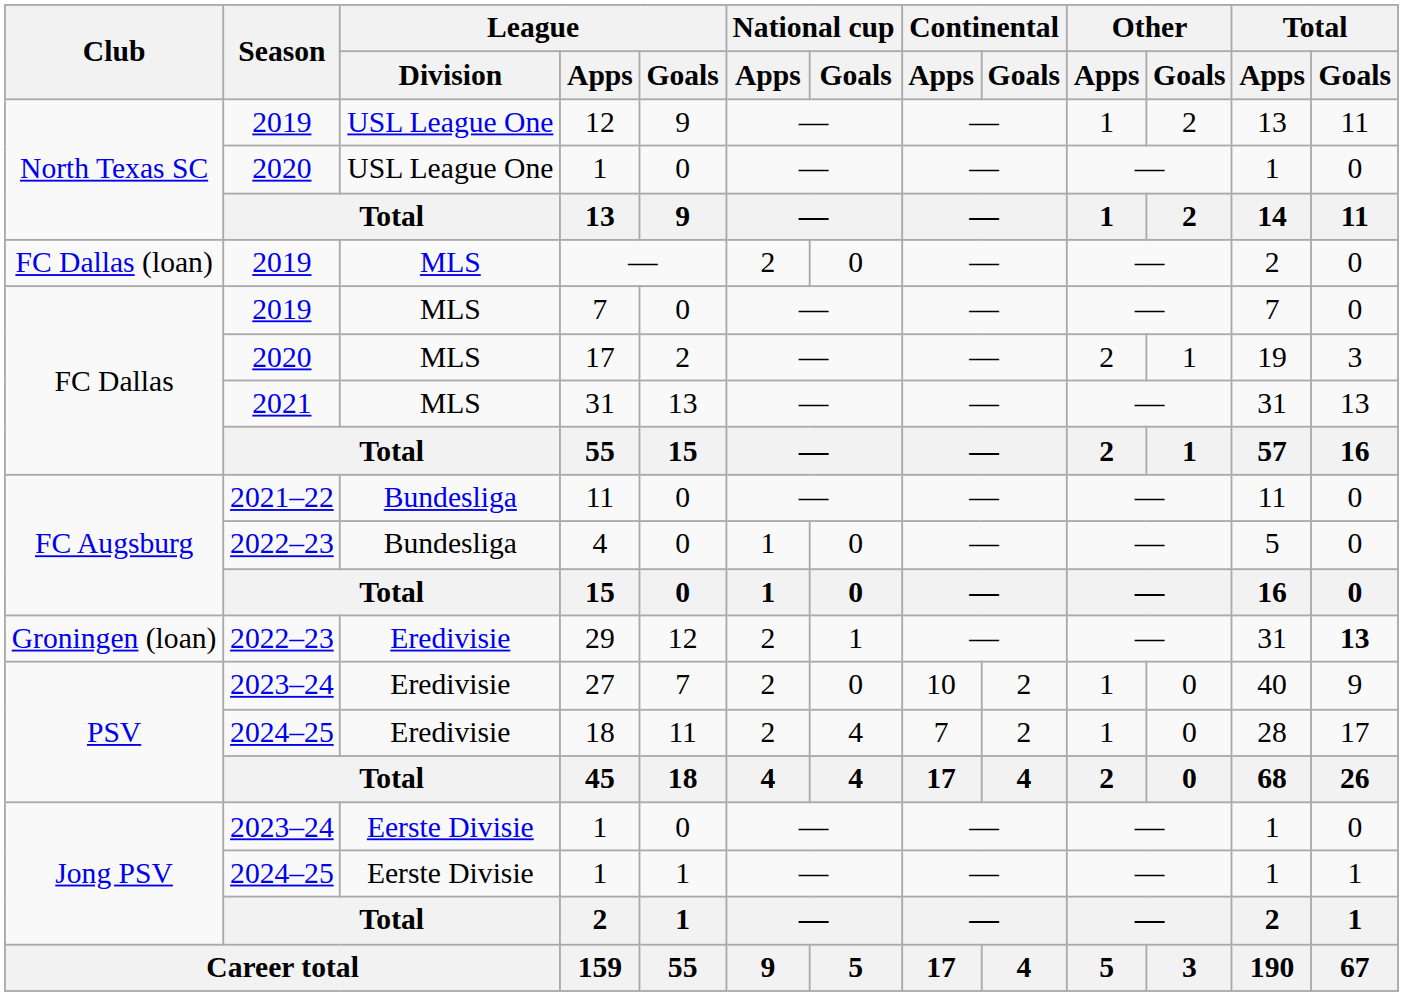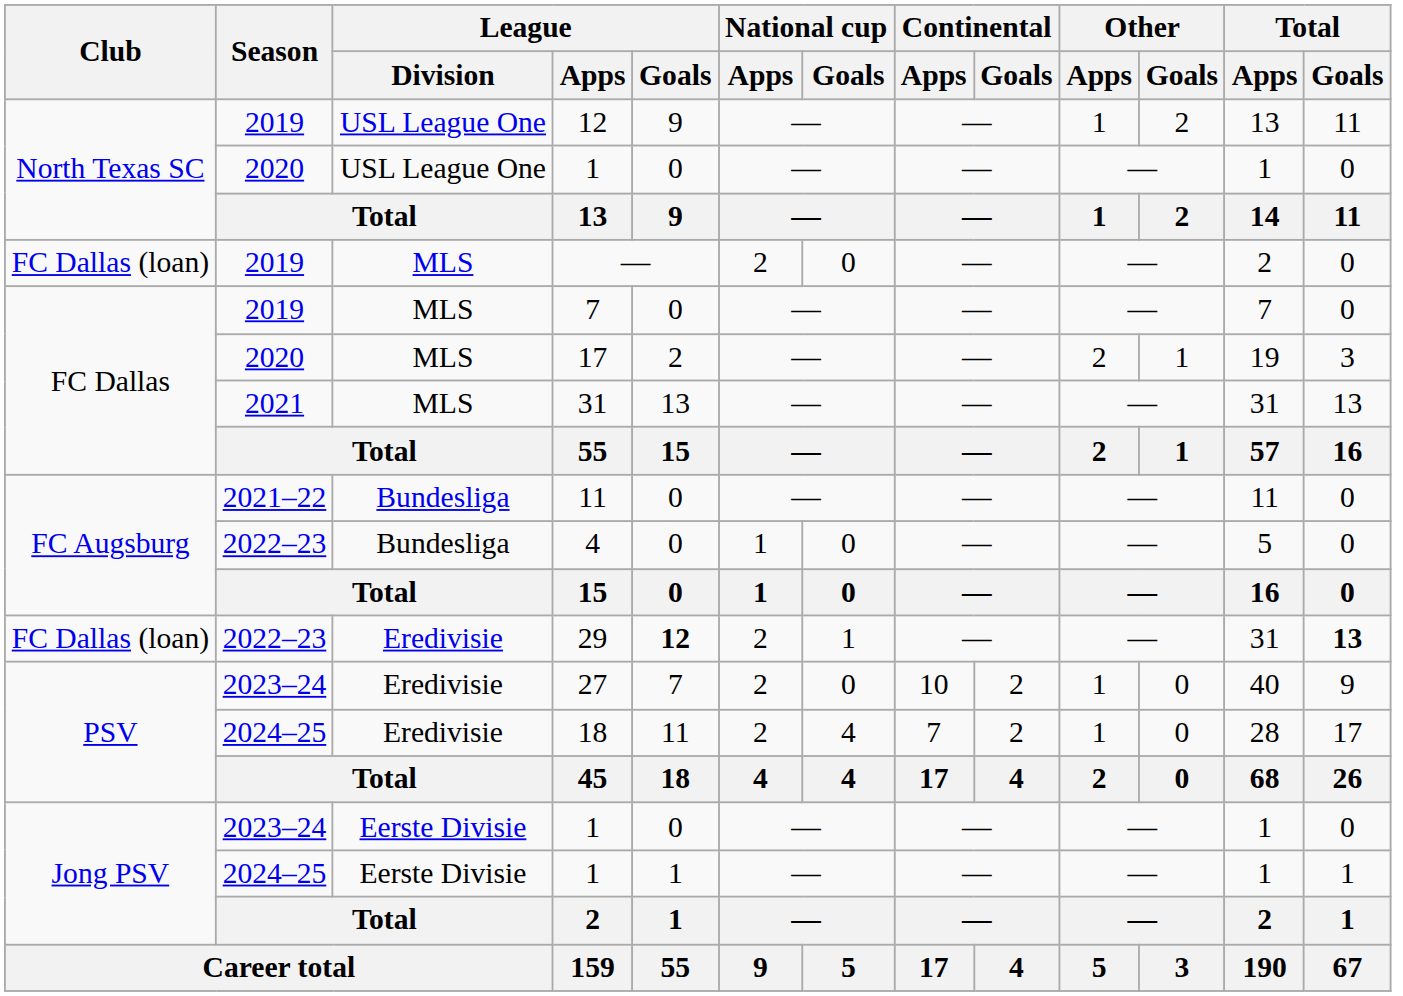(114, 638) Groningen (loan) -> (110, 638) FC Dallas (loan)
(683, 638) normal -> (675, 638) bold
